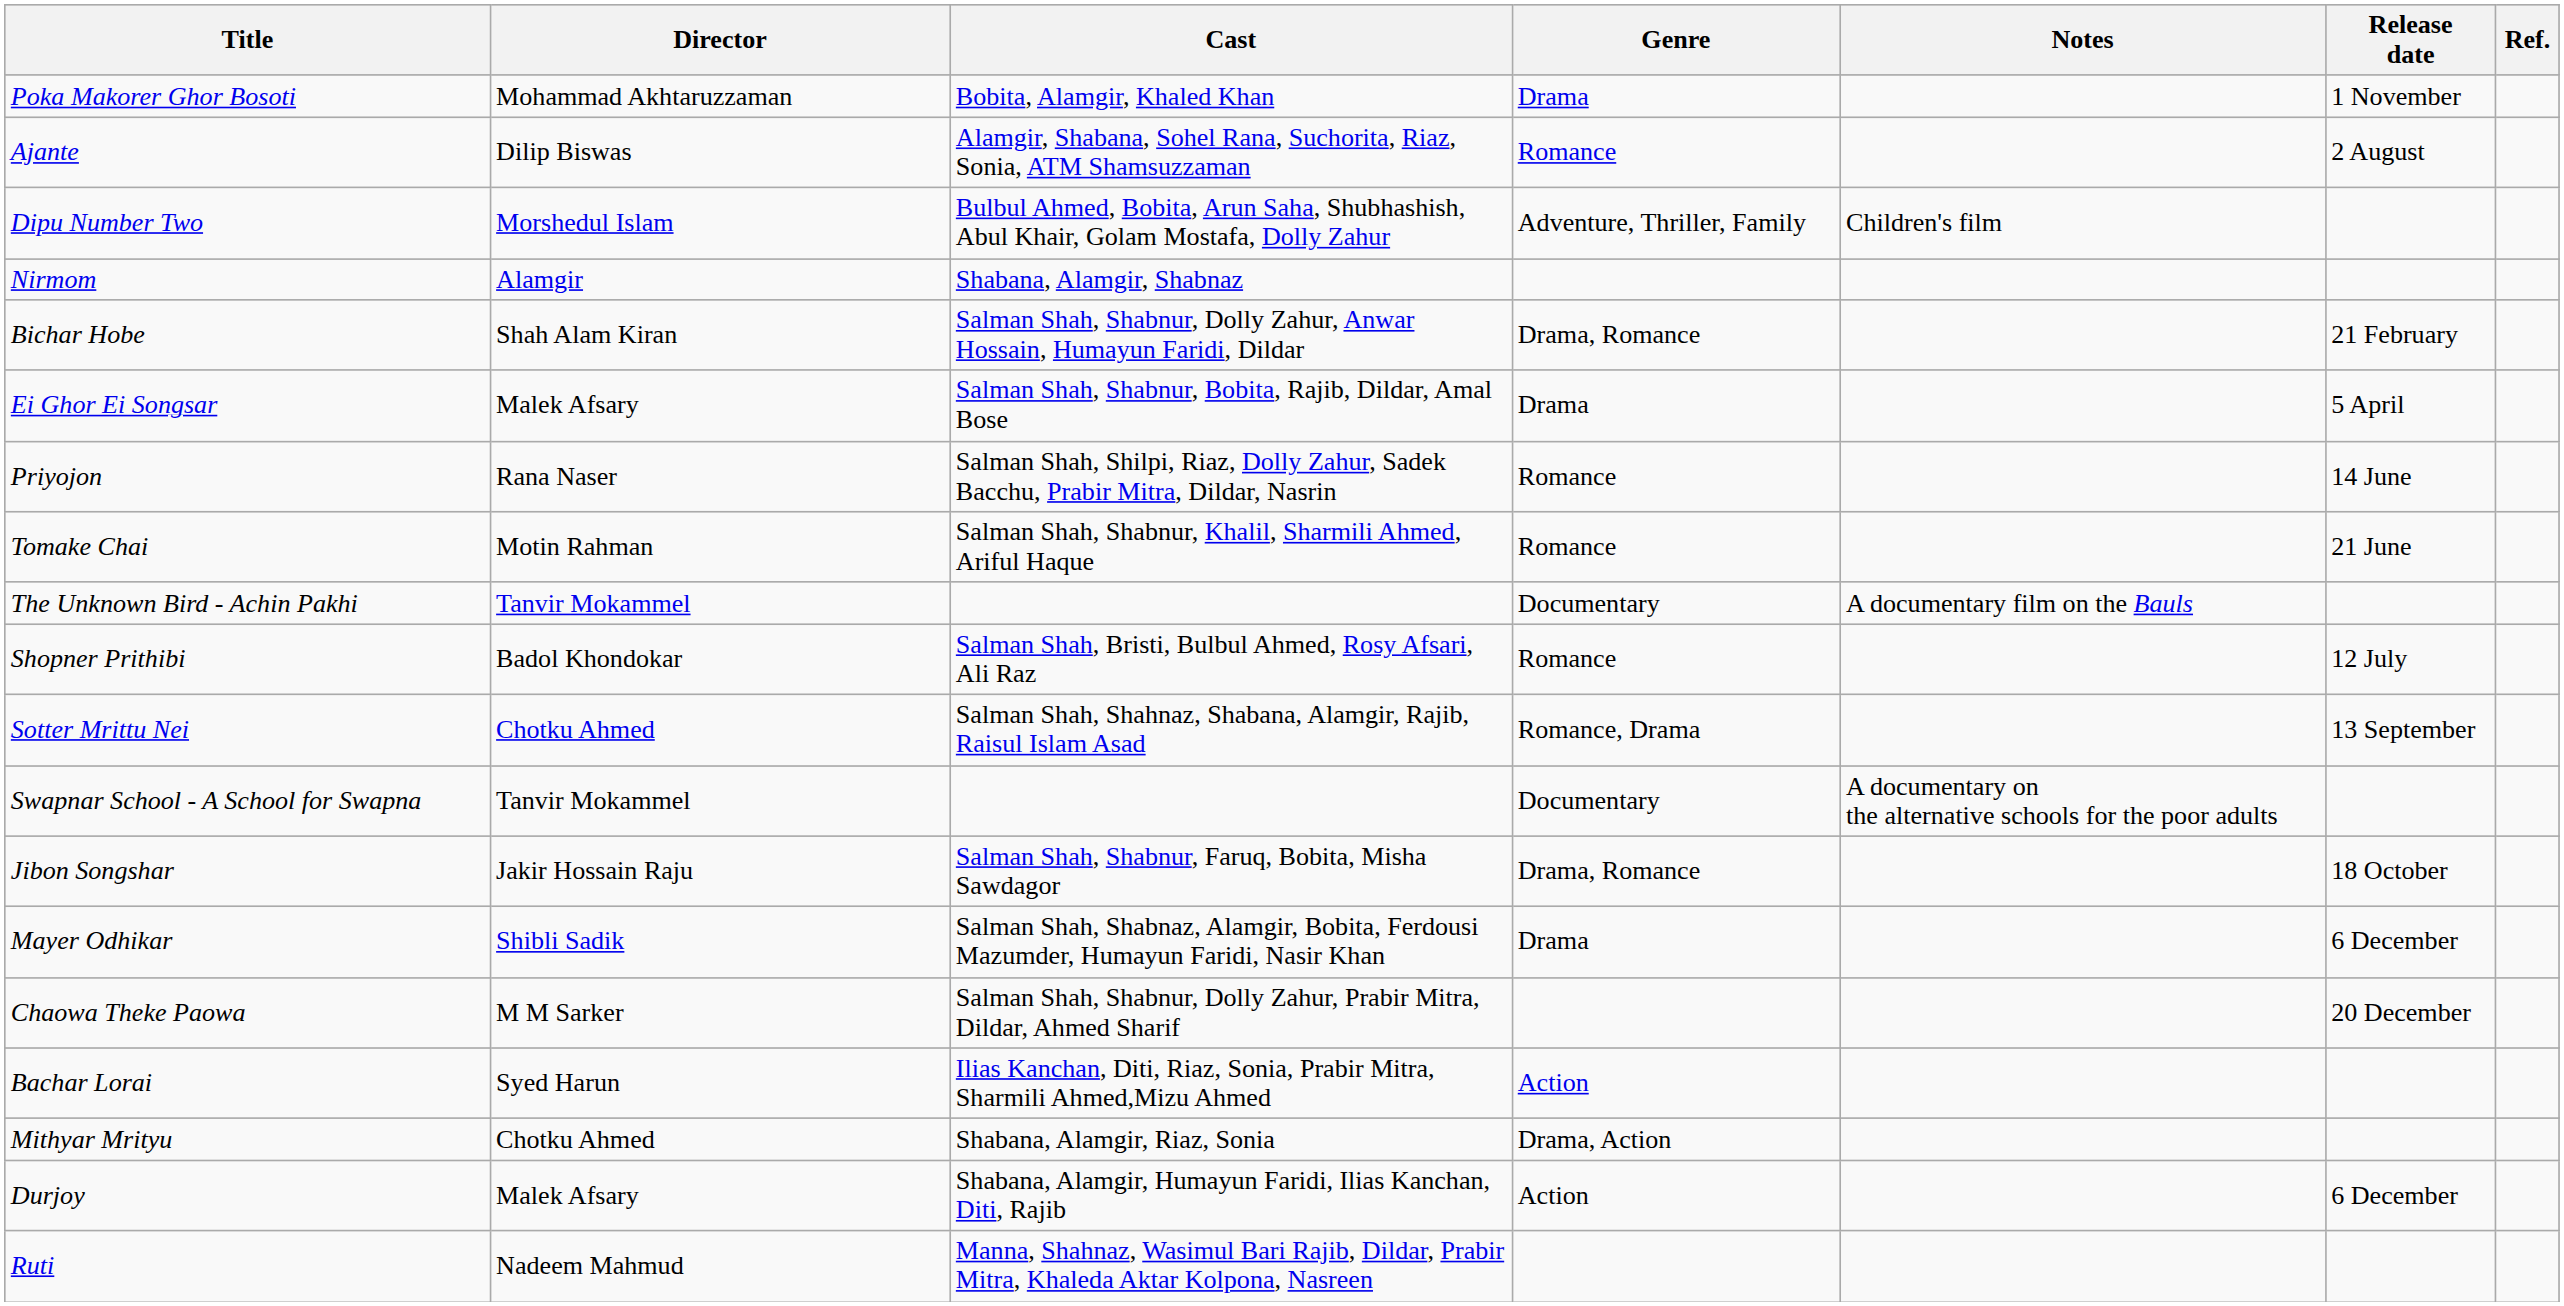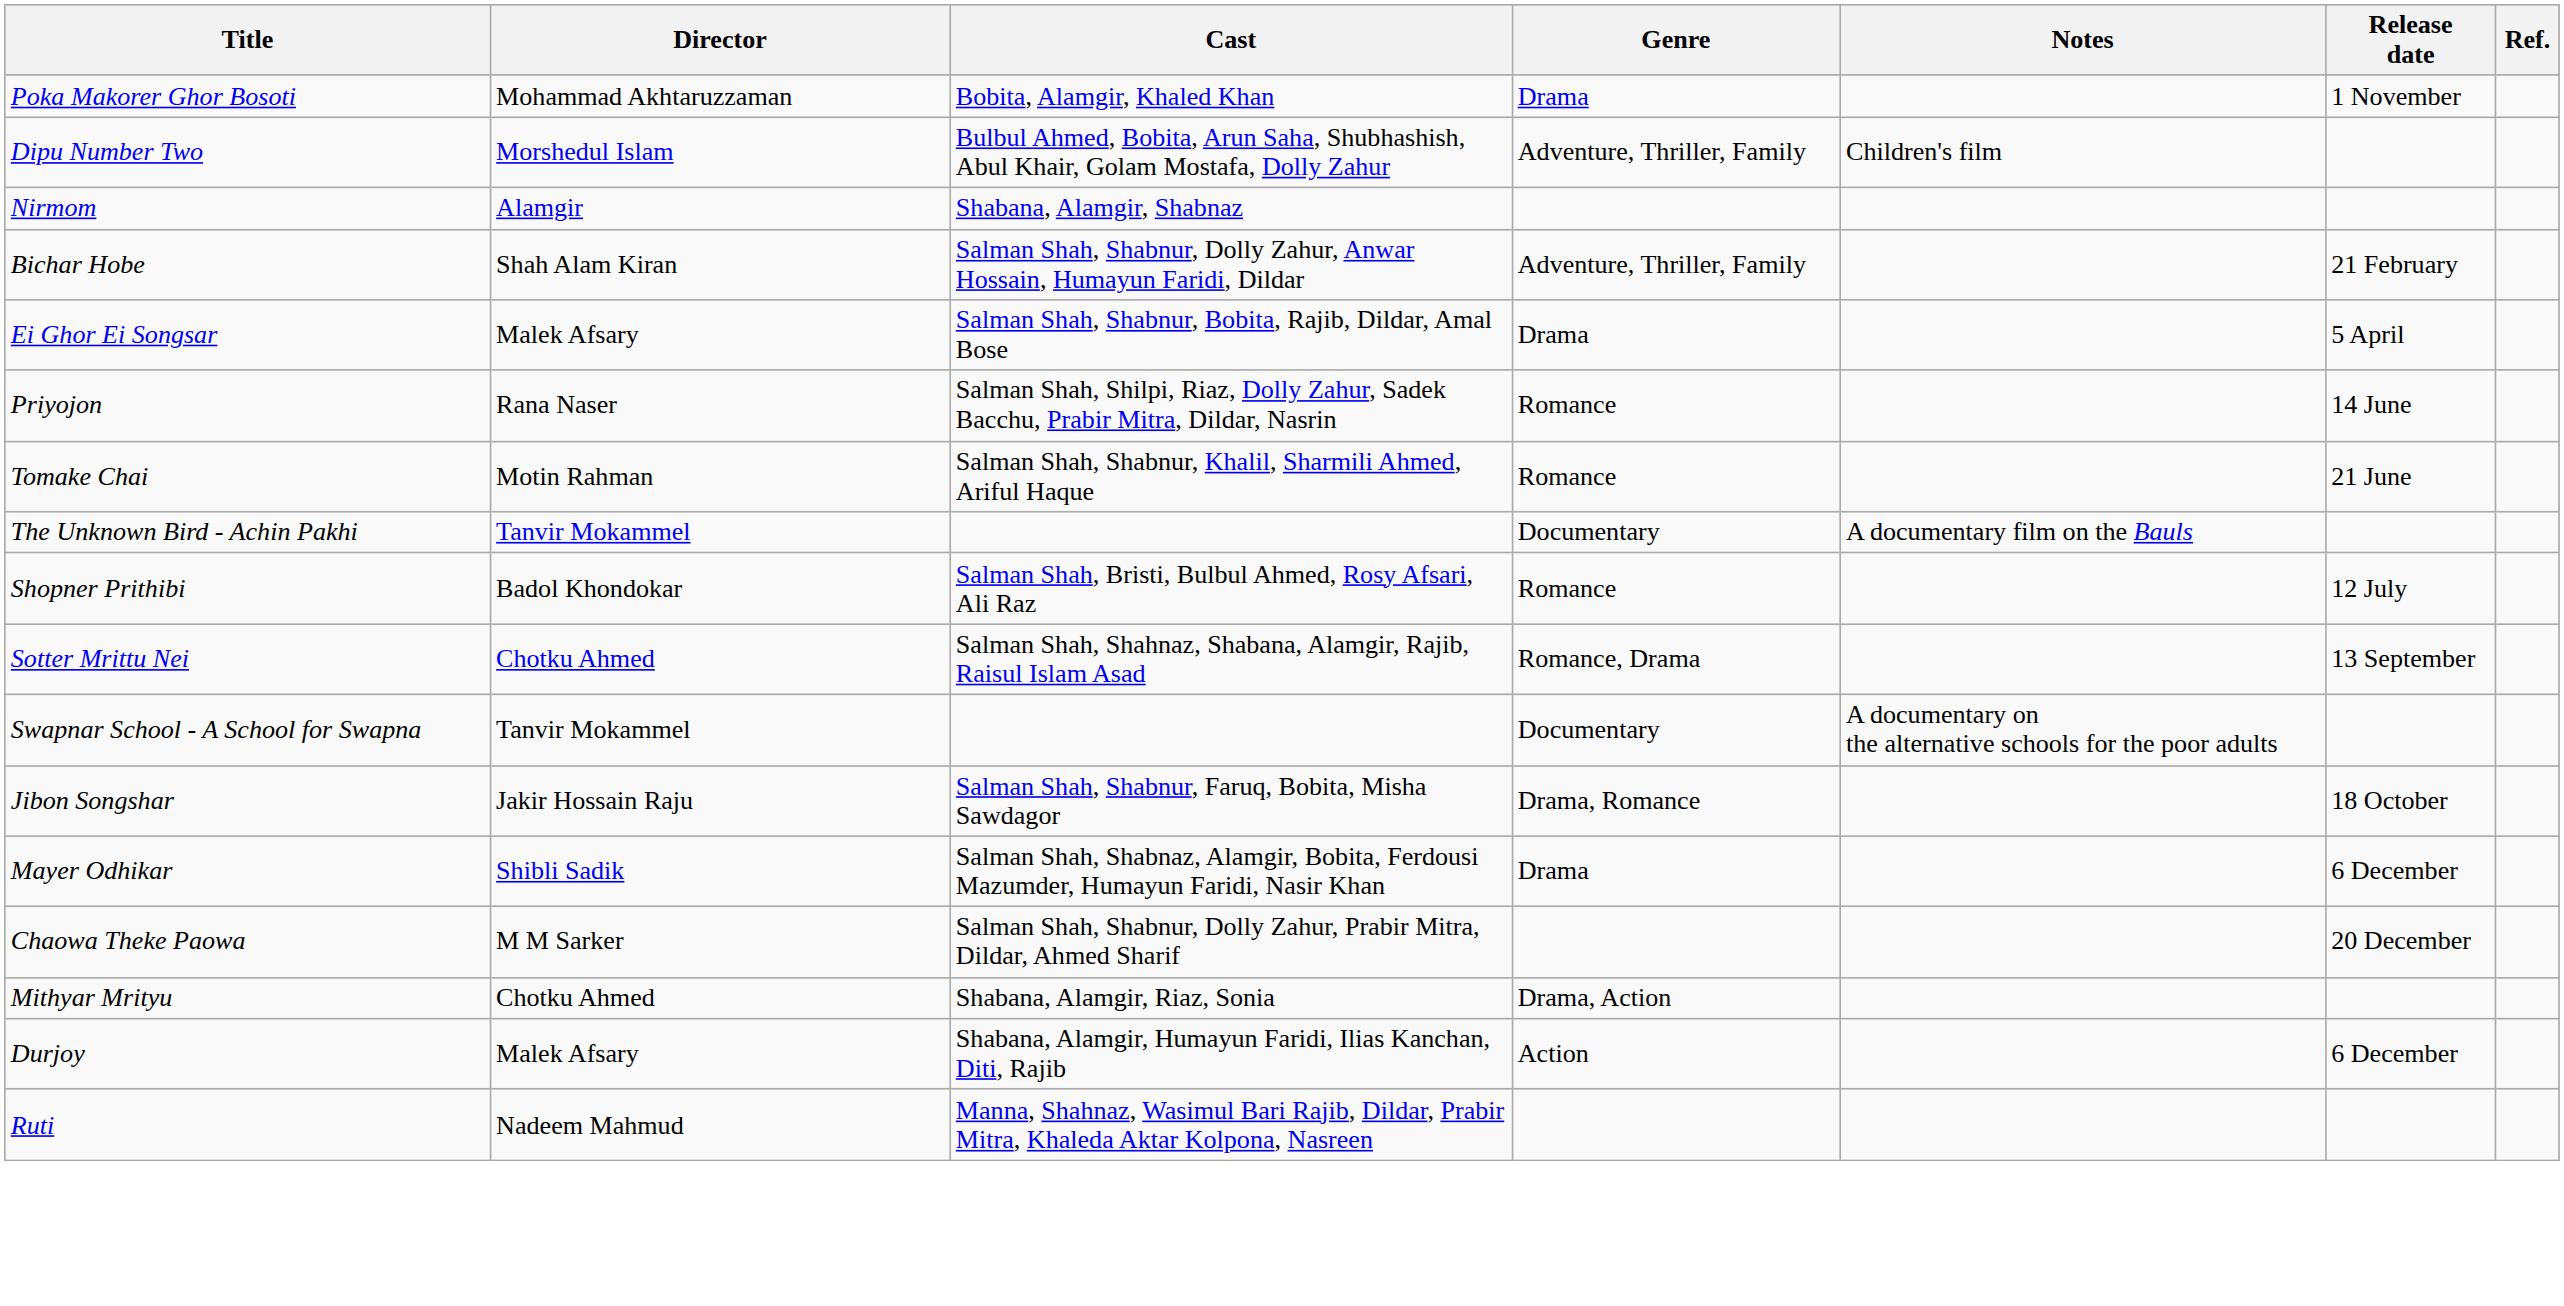- row: (45, 151)
(1609, 334) Drama, Romance -> (1662, 263) Adventure, Thriller, Family
- row: (81, 1083)
